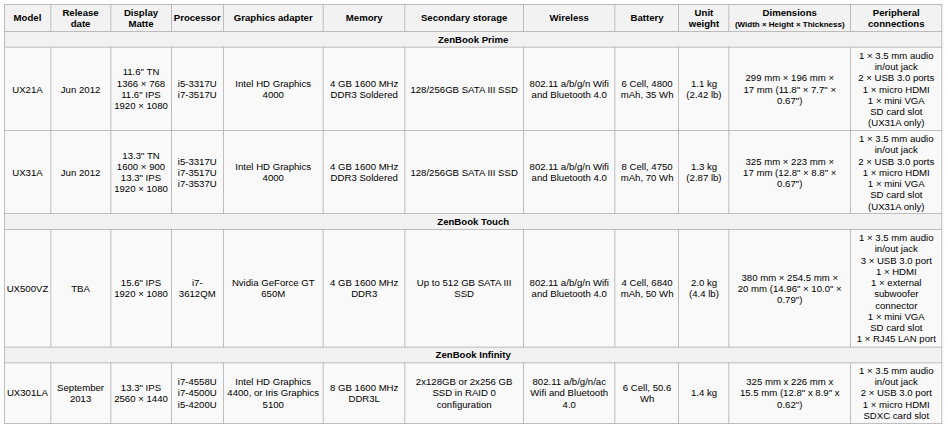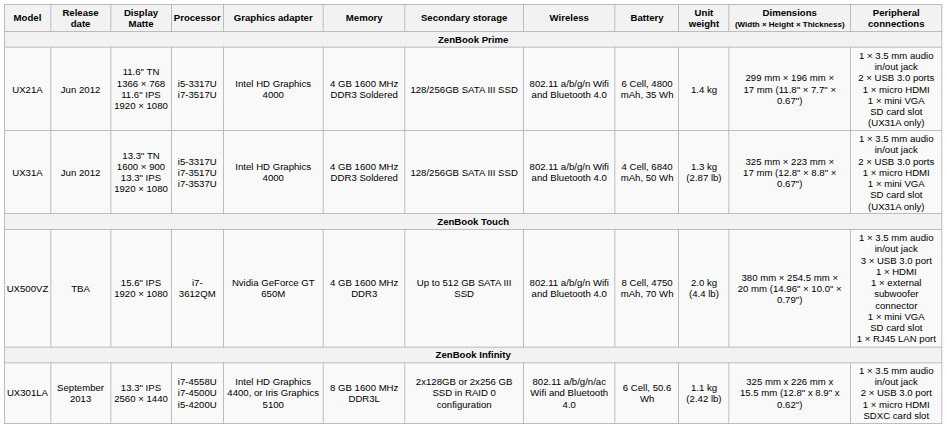(704, 89) 1.1 kg (2.42 lb) -> (704, 89) 1.4 kg
(647, 172) 8 Cell, 4750 mAh, 70 Wh -> (647, 172) 4 Cell, 6840 mAh, 50 Wh
(647, 288) 4 Cell, 6840 mAh, 50 Wh -> (647, 288) 8 Cell, 4750 mAh, 70 Wh
(704, 393) 1.4 kg -> (704, 393) 1.1 kg (2.42 lb)
